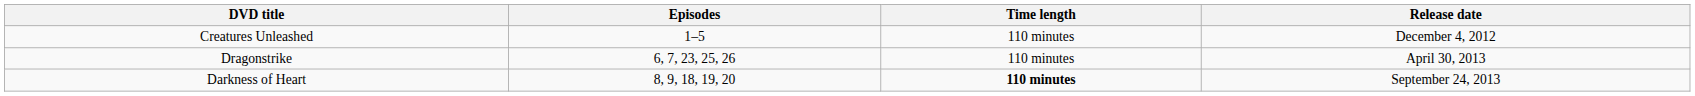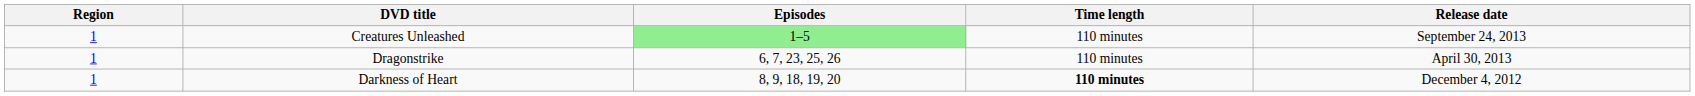+ column: (93, 15)
(695, 36) no background -> (800, 36) lightgreen background
(1446, 36) December 4, 2012 -> (1472, 36) September 24, 2013
(1446, 79) September 24, 2013 -> (1472, 79) December 4, 2012
